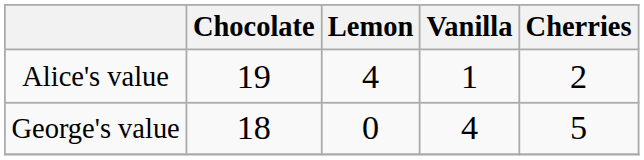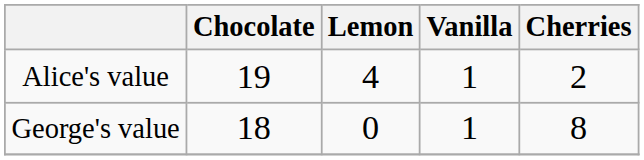(469, 128) 4 -> (469, 128) 1
(579, 128) 5 -> (579, 128) 8
